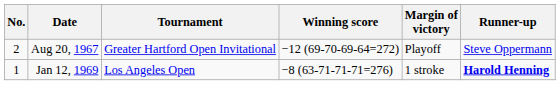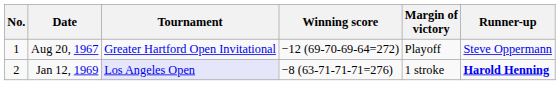(16, 49) 2 -> (16, 49) 1
(16, 70) 1 -> (16, 70) 2
(150, 70) no background -> (150, 70) lavender background
